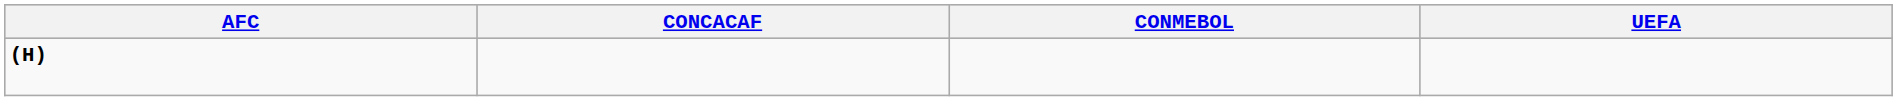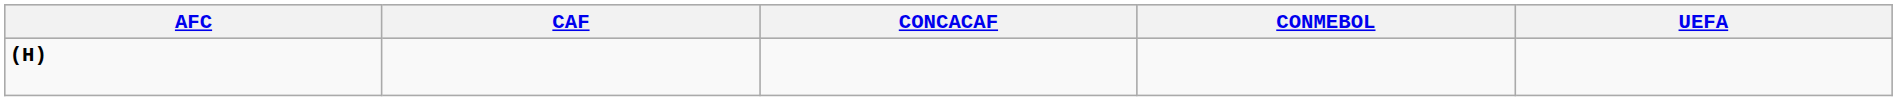+ column: (571, 22)
